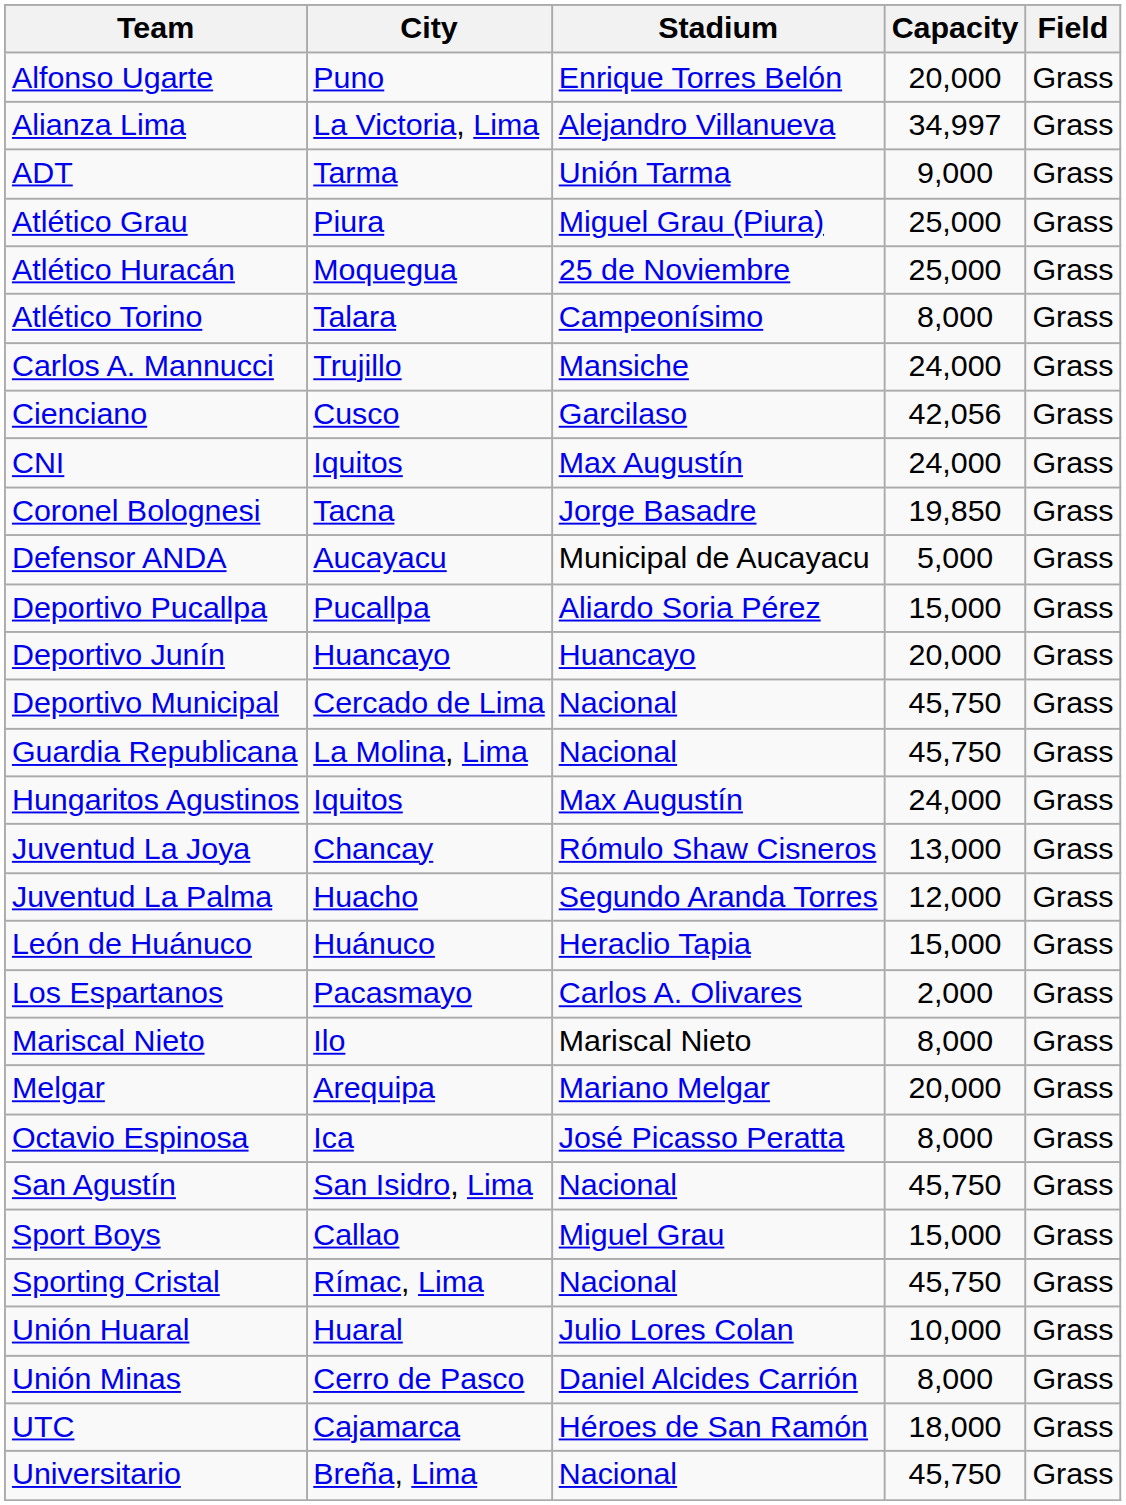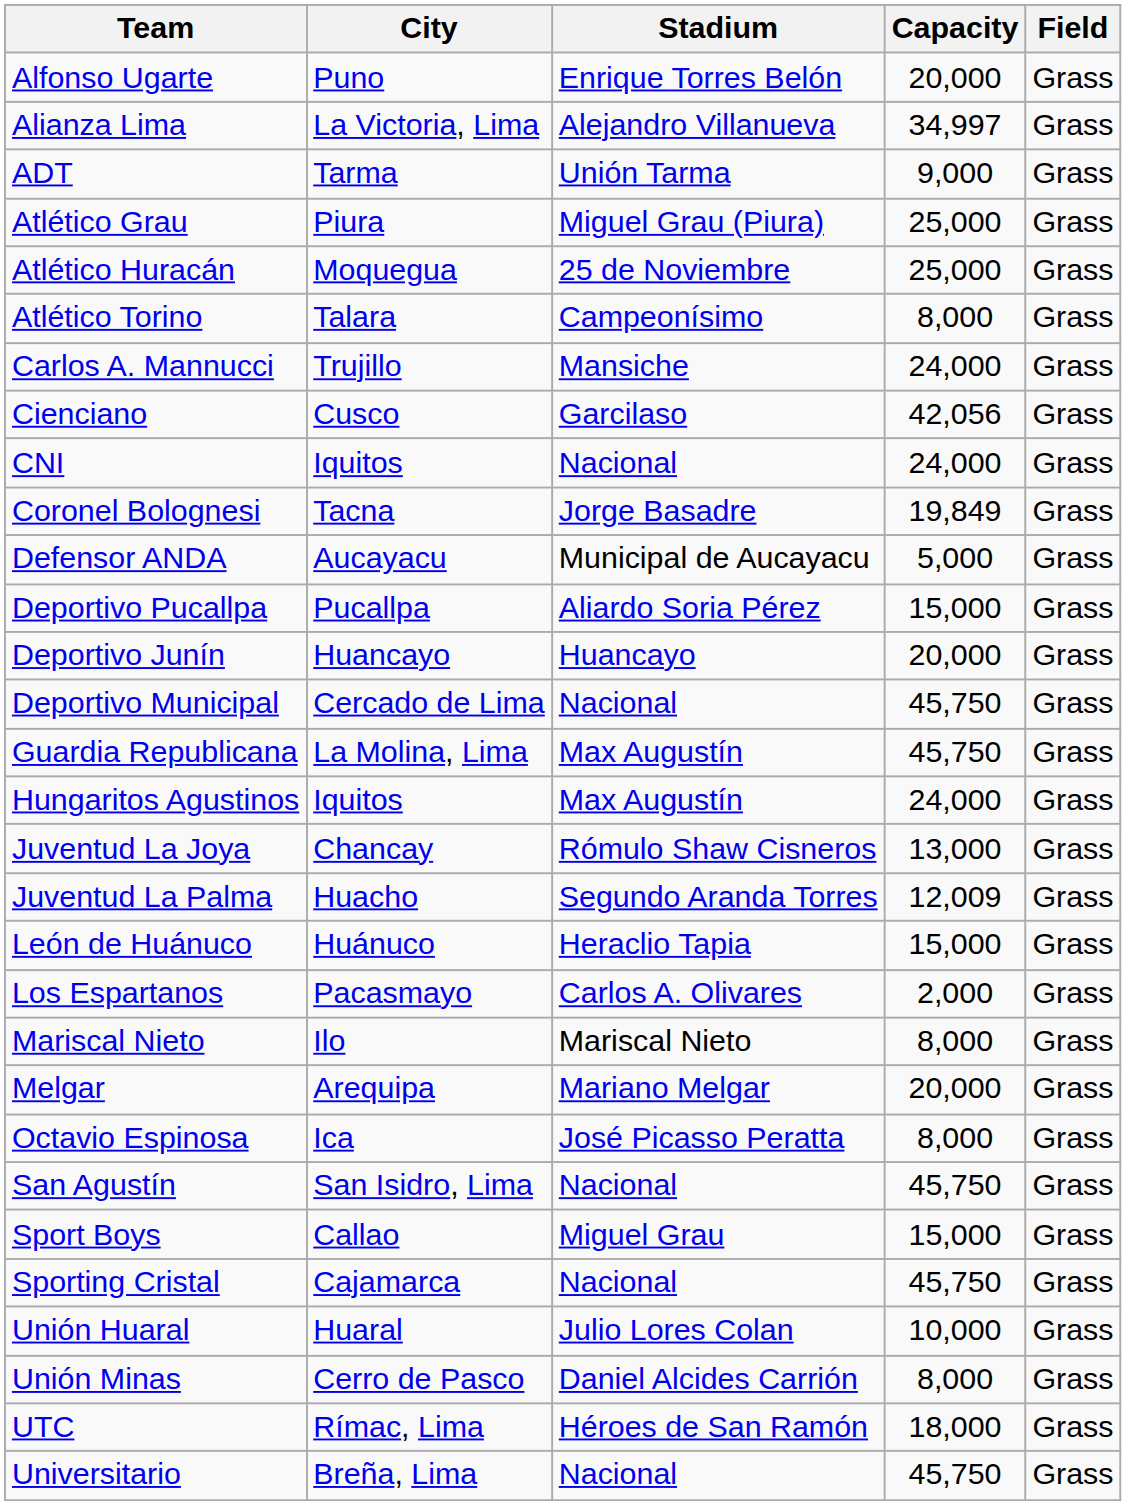(651, 462) Max Augustín -> (618, 462) Nacional
(955, 510) 19,850 -> (955, 510) 19,849
(618, 751) Nacional -> (651, 751) Max Augustín
(955, 896) 12,000 -> (955, 896) 12,009
(399, 1282) Rímac, Lima -> (387, 1282) Cajamarca
(387, 1426) Cajamarca -> (399, 1426) Rímac, Lima
